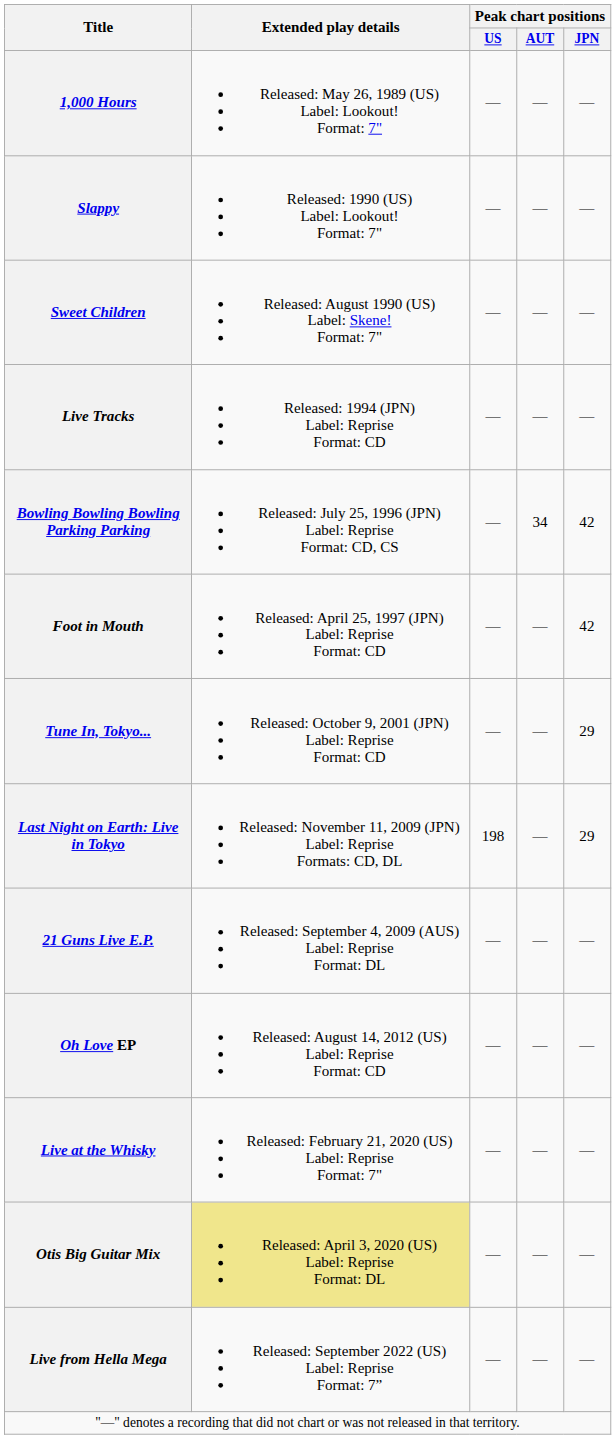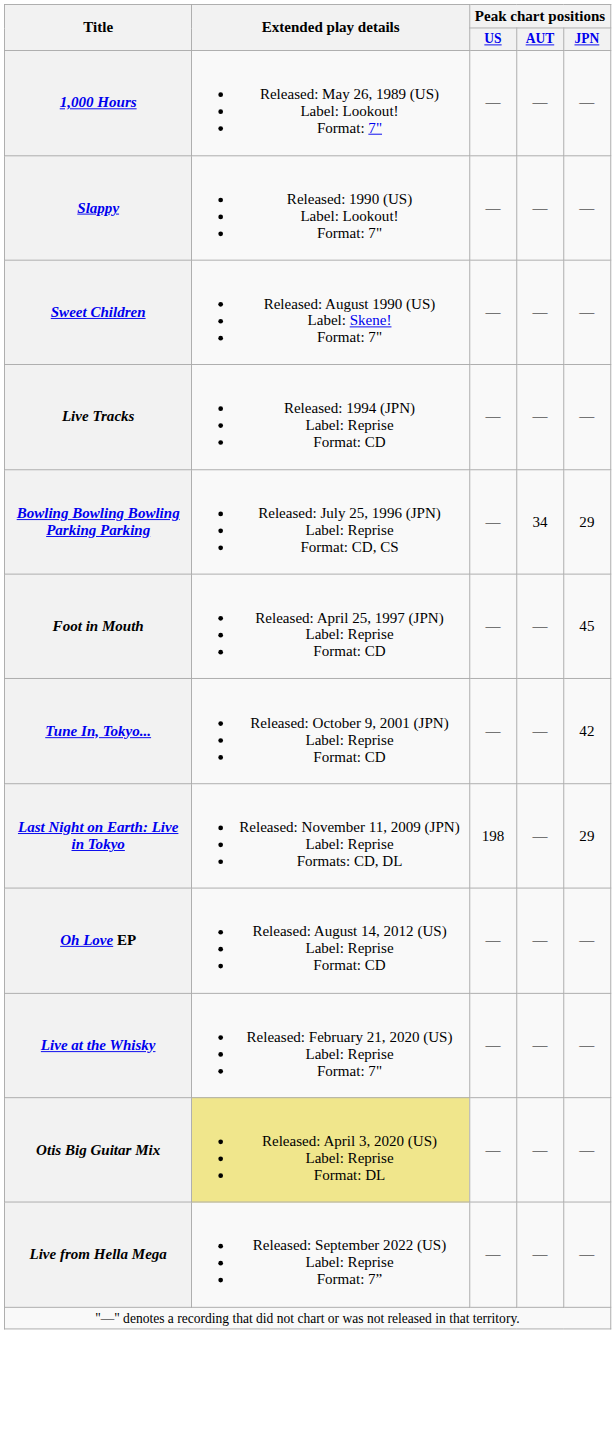(587, 521) 42 -> (587, 521) 29
(587, 626) 42 -> (587, 626) 45
(587, 731) 29 -> (587, 731) 42
- row: (98, 940)
